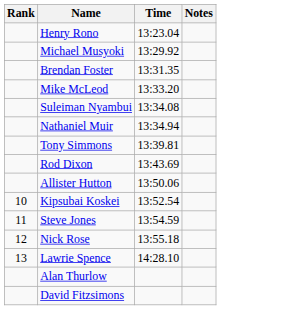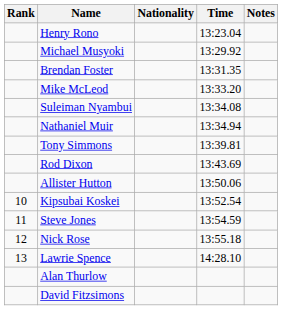+ column: (166, 13)
